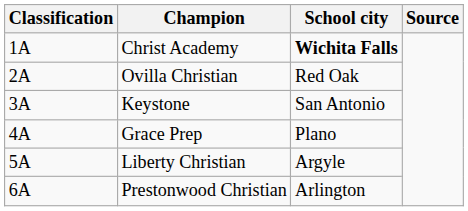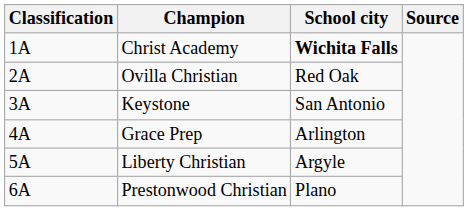(316, 133) Plano -> (330, 133) Arlington
(330, 190) Arlington -> (316, 190) Plano
